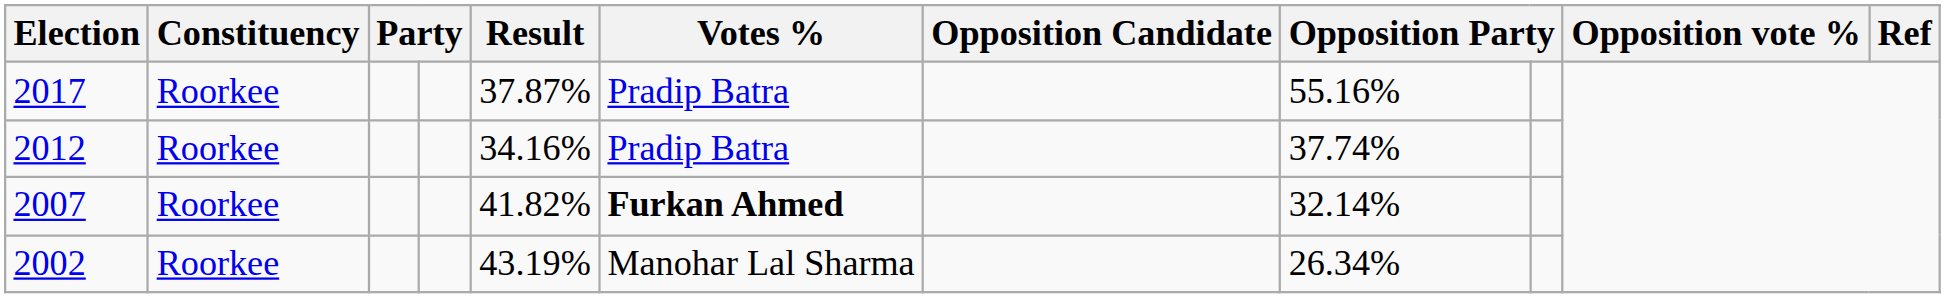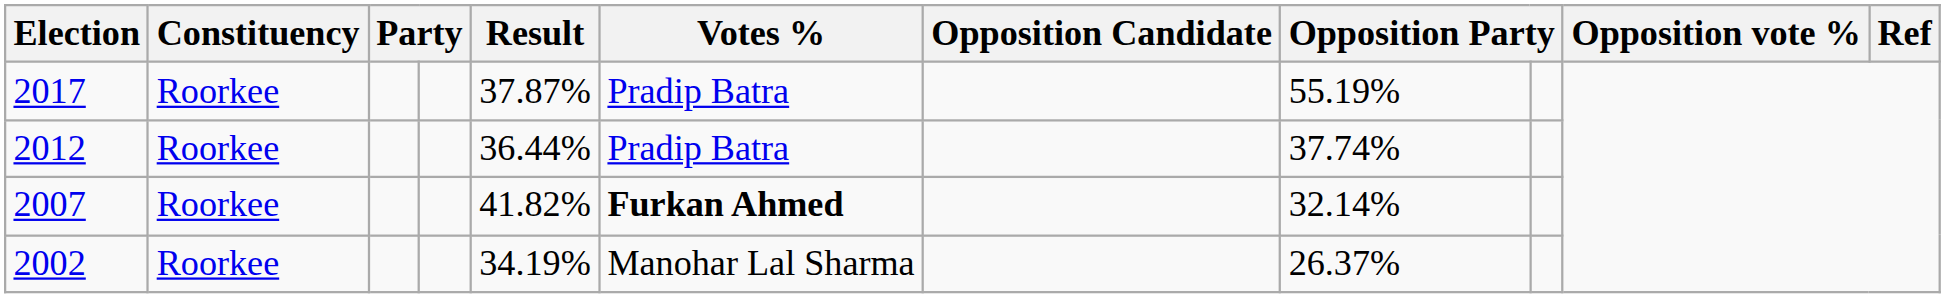(1344, 90) 55.16% -> (1344, 90) 55.19%
(535, 147) 34.16% -> (535, 147) 36.44%
(535, 262) 43.19% -> (535, 262) 34.19%
(1344, 262) 26.34% -> (1344, 262) 26.37%
